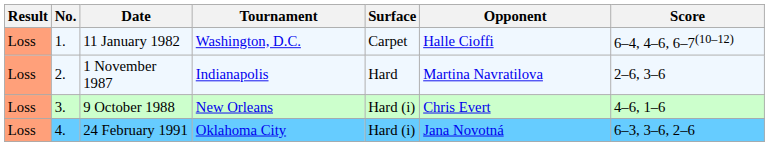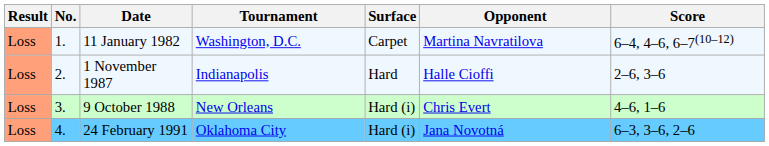(458, 41) Halle Cioffi -> (483, 41) Martina Navratilova
(483, 75) Martina Navratilova -> (458, 75) Halle Cioffi
